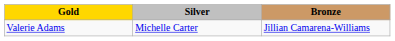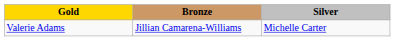columns swapped: (197, 12) <-> (326, 12)
